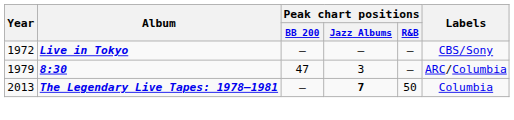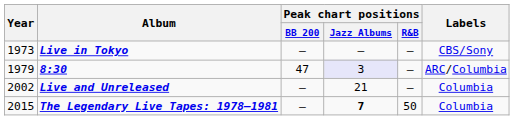(21, 51) 1972 -> (21, 51) 1973
(361, 69) no background -> (361, 69) lavender background
+ row: (104, 87)
(21, 87) 2013 -> (21, 106) 2015
